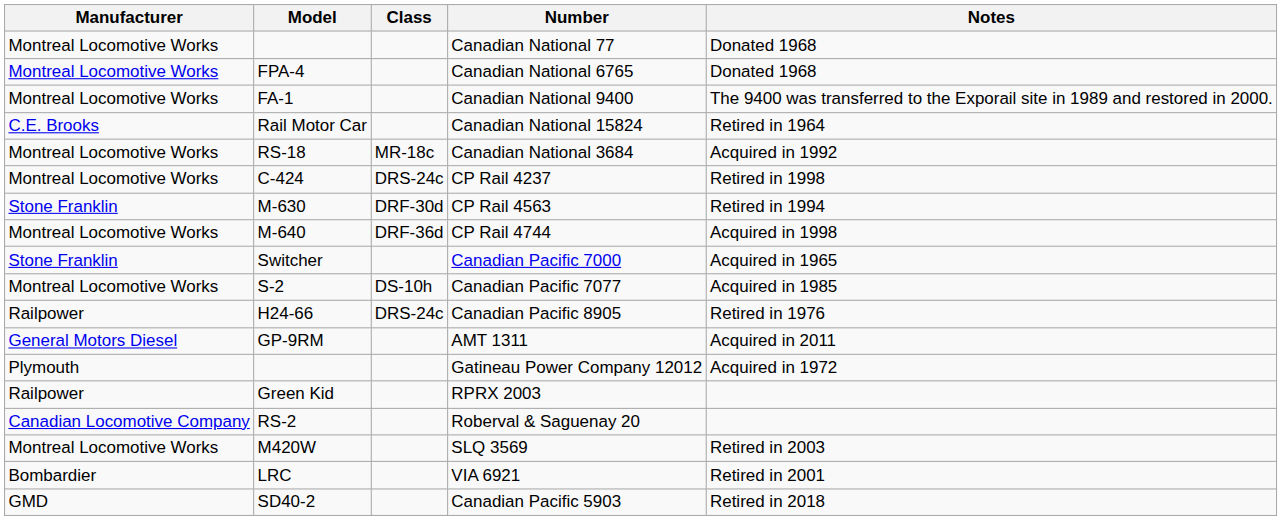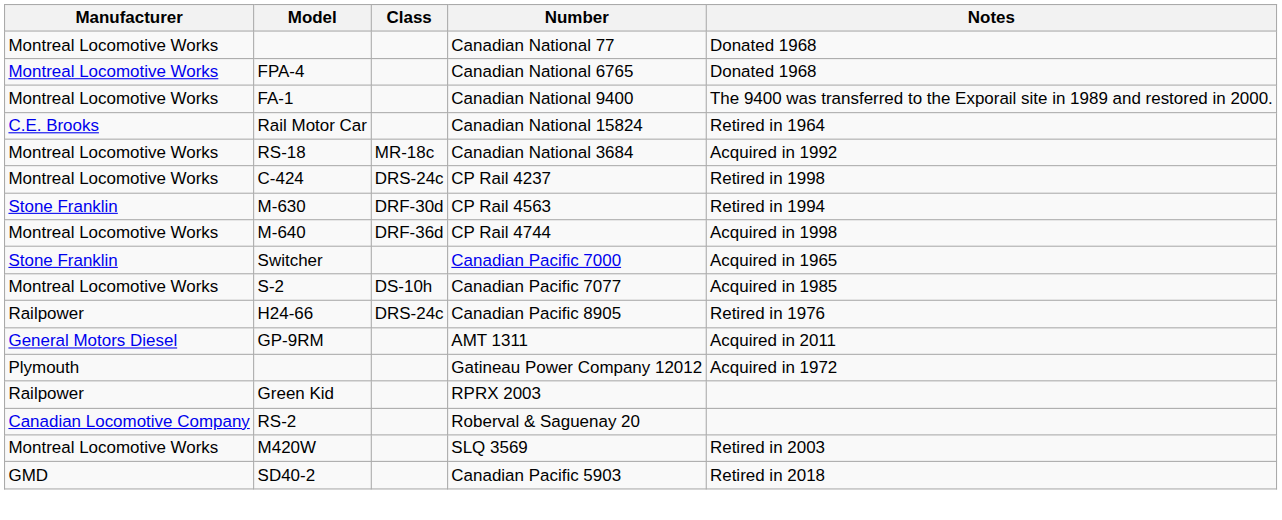- row: (486, 475)
